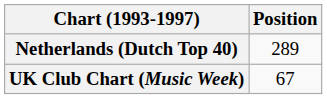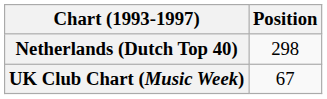(285, 49) 289 -> (285, 49) 298
